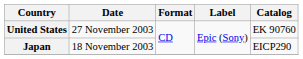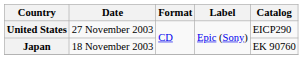(274, 29) EK 90760 -> (272, 29) EICP290
(272, 46) EICP290 -> (274, 46) EK 90760
